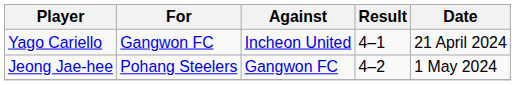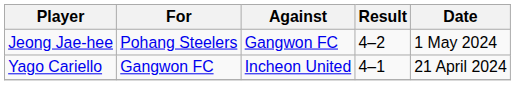rows swapped: (55, 42) <-> (61, 67)
